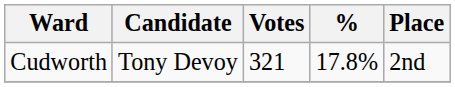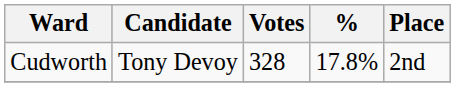(267, 61) 321 -> (267, 61) 328
